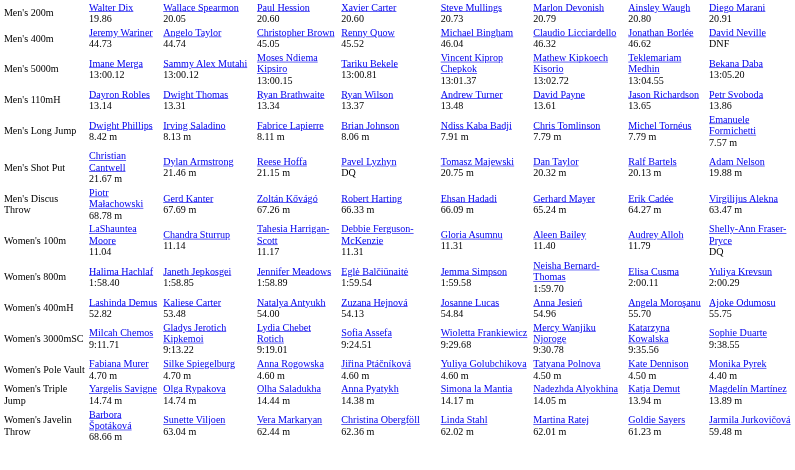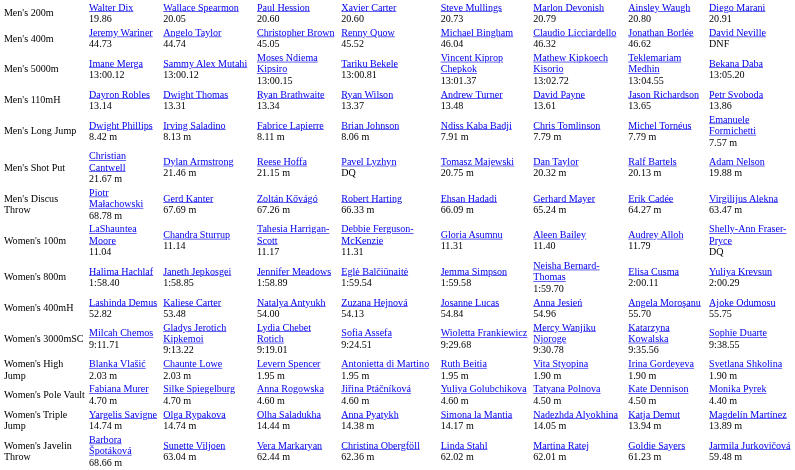+ row: (34, 369)
